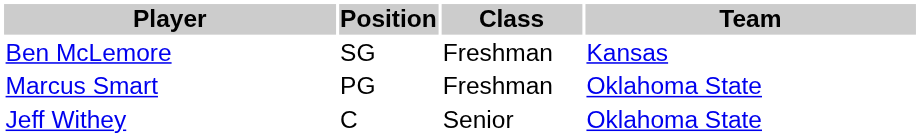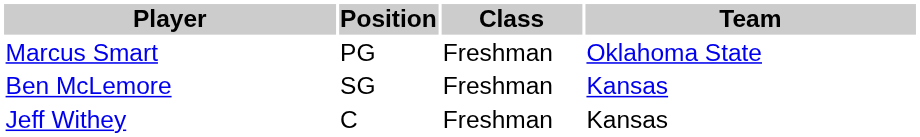rows swapped: (89, 52) <-> (82, 86)
(478, 120) Senior -> (498, 120) Freshman
(674, 120) Oklahoma State -> (627, 120) Kansas
